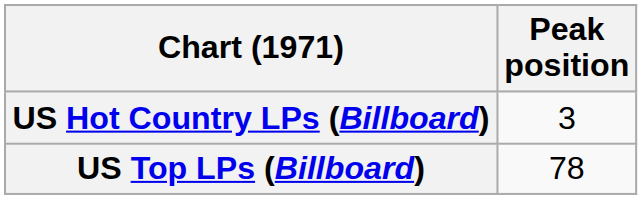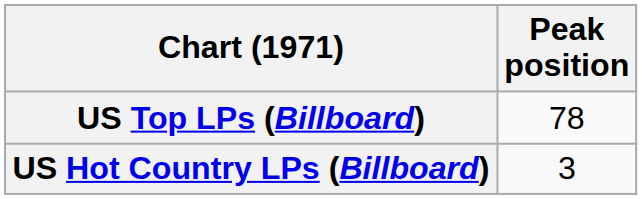rows swapped: (251, 117) <-> (251, 168)
